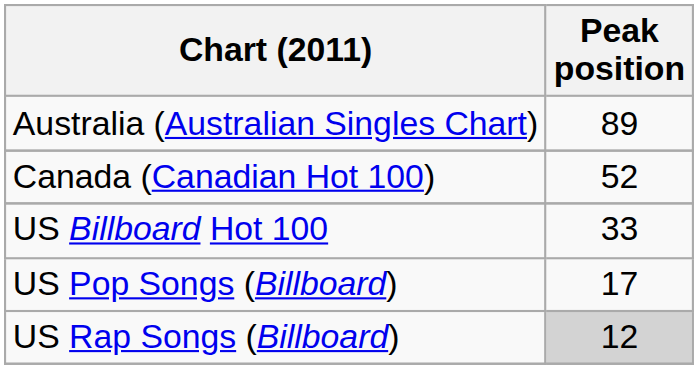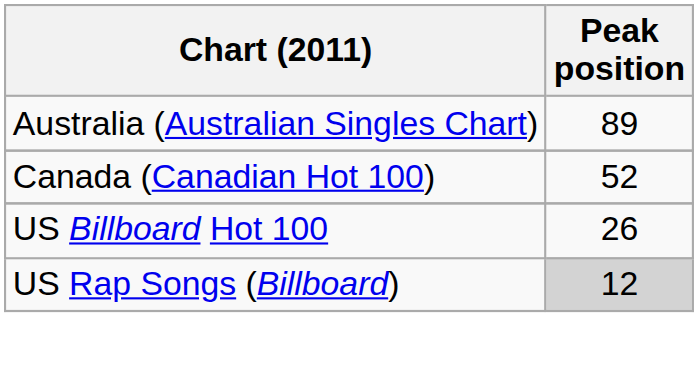(619, 229) 33 -> (619, 229) 26
- row: (205, 283)
